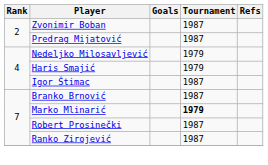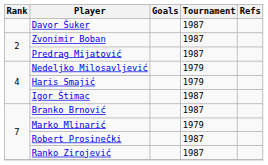+ row: (61, 26)
(193, 111) bold -> (193, 125) normal
